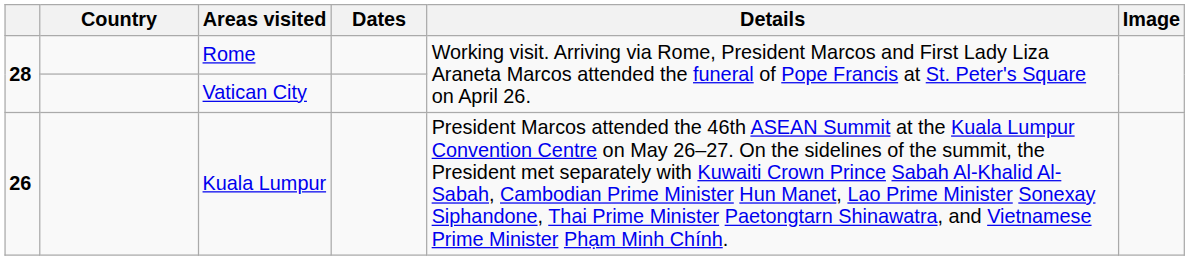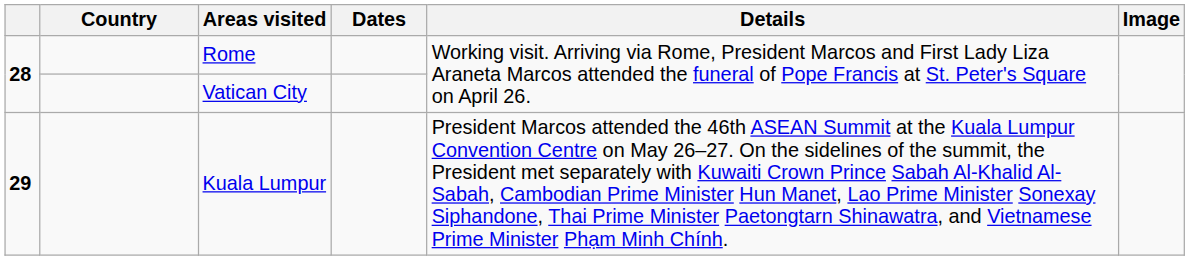(20, 183) 26 -> (20, 183) 29
